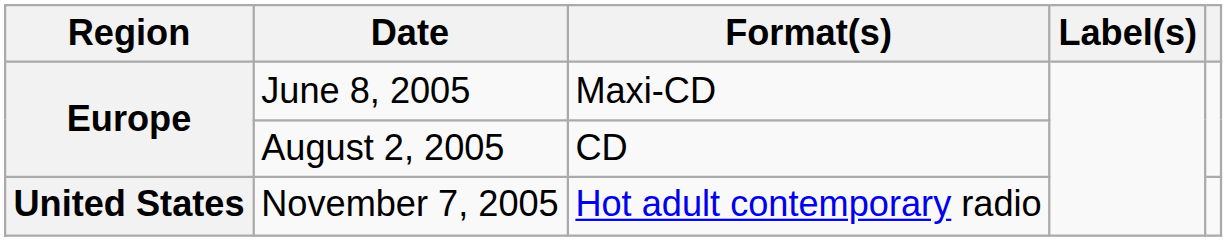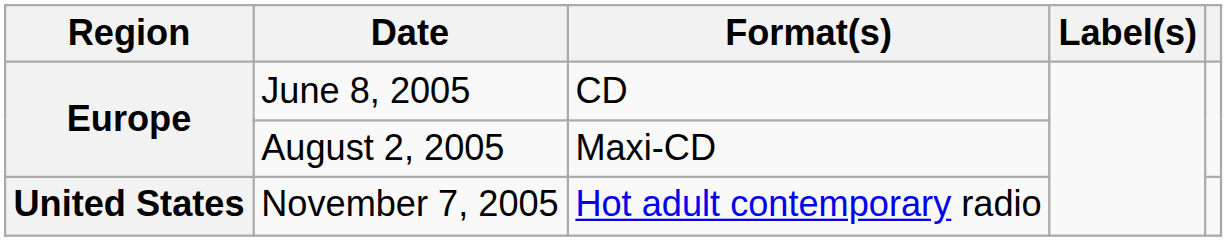(646, 90) Maxi-CD -> (602, 90) CD
(602, 147) CD -> (646, 147) Maxi-CD
